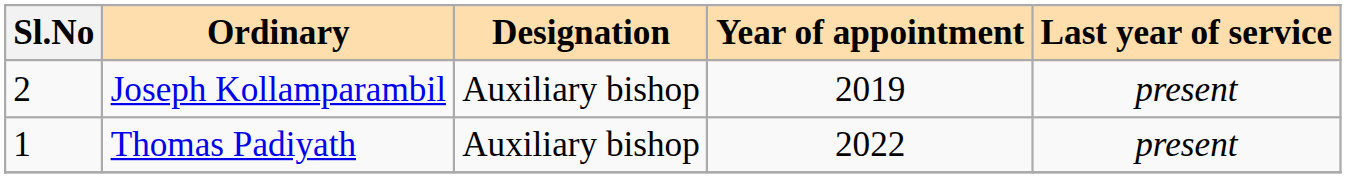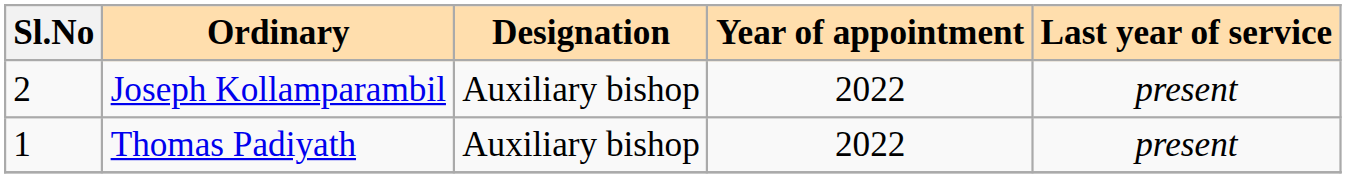(870, 88) 2019 -> (870, 88) 2022
